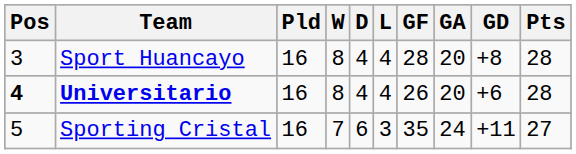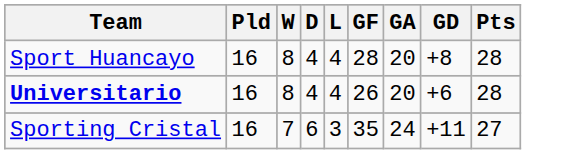- column: (30, 23)
